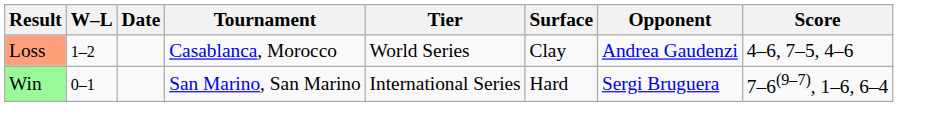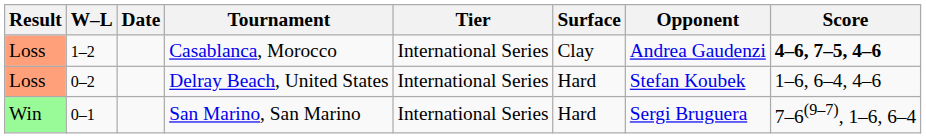(420, 50) World Series -> (473, 50) International Series
(800, 50) normal -> (828, 50) bold
+ row: (279, 81)
